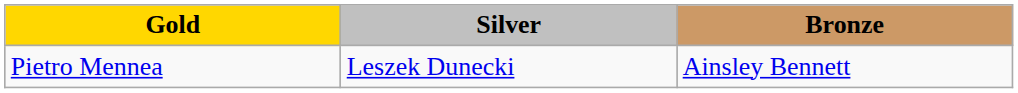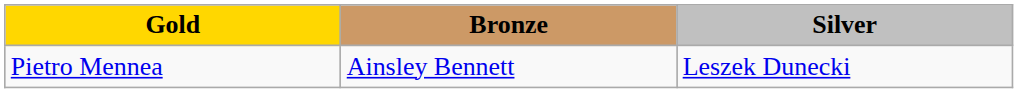columns swapped: (509, 25) <-> (845, 25)
